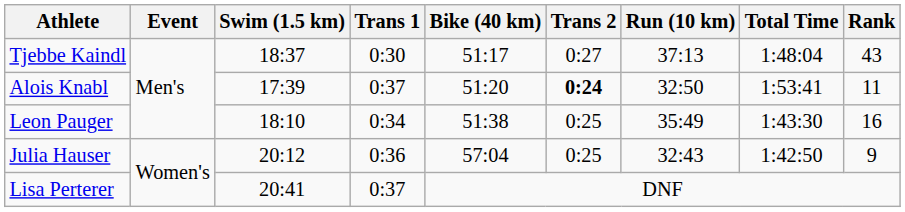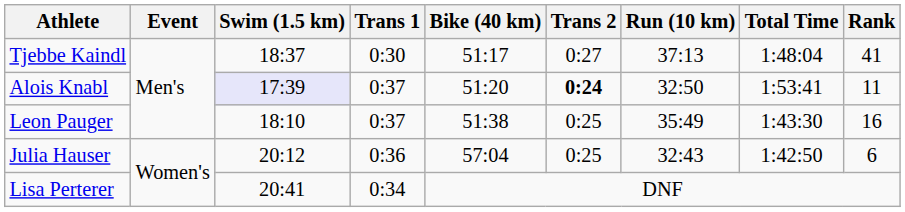(872, 55) 43 -> (872, 55) 41
(282, 88) no background -> (282, 88) lavender background
(387, 122) 0:34 -> (387, 122) 0:37
(872, 155) 9 -> (872, 155) 6
(387, 189) 0:37 -> (387, 189) 0:34
